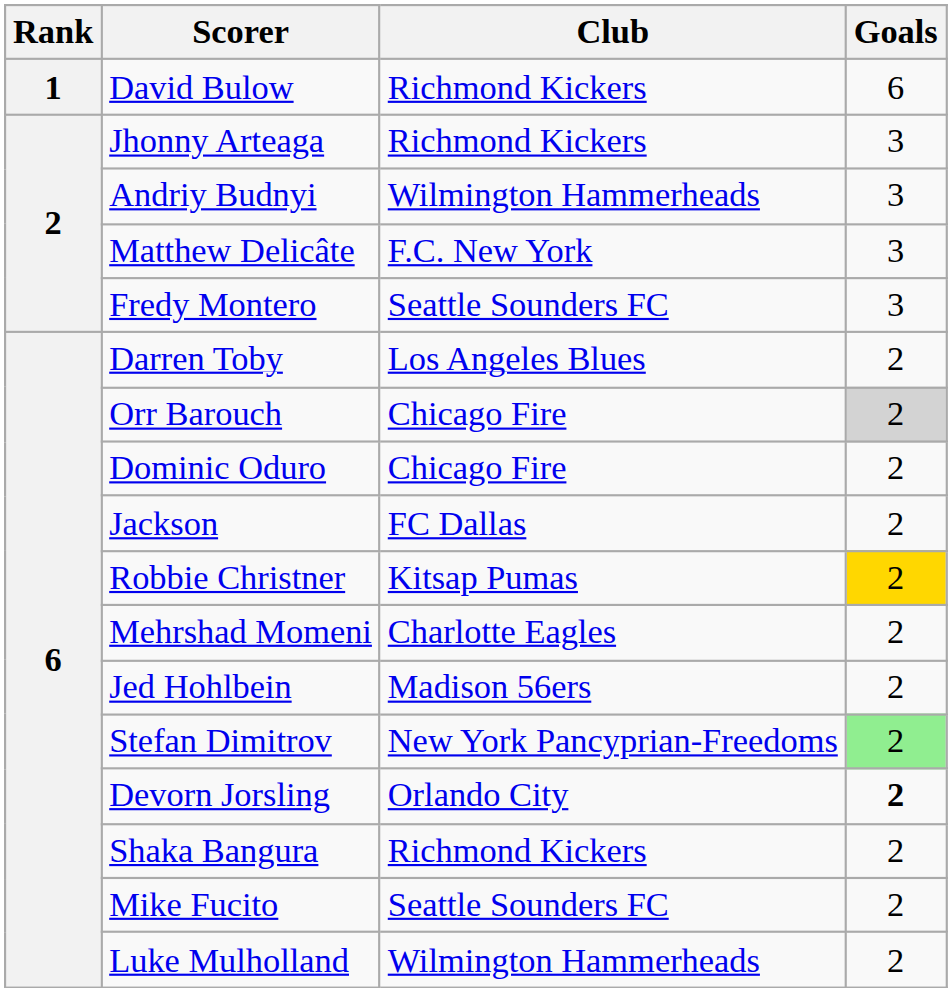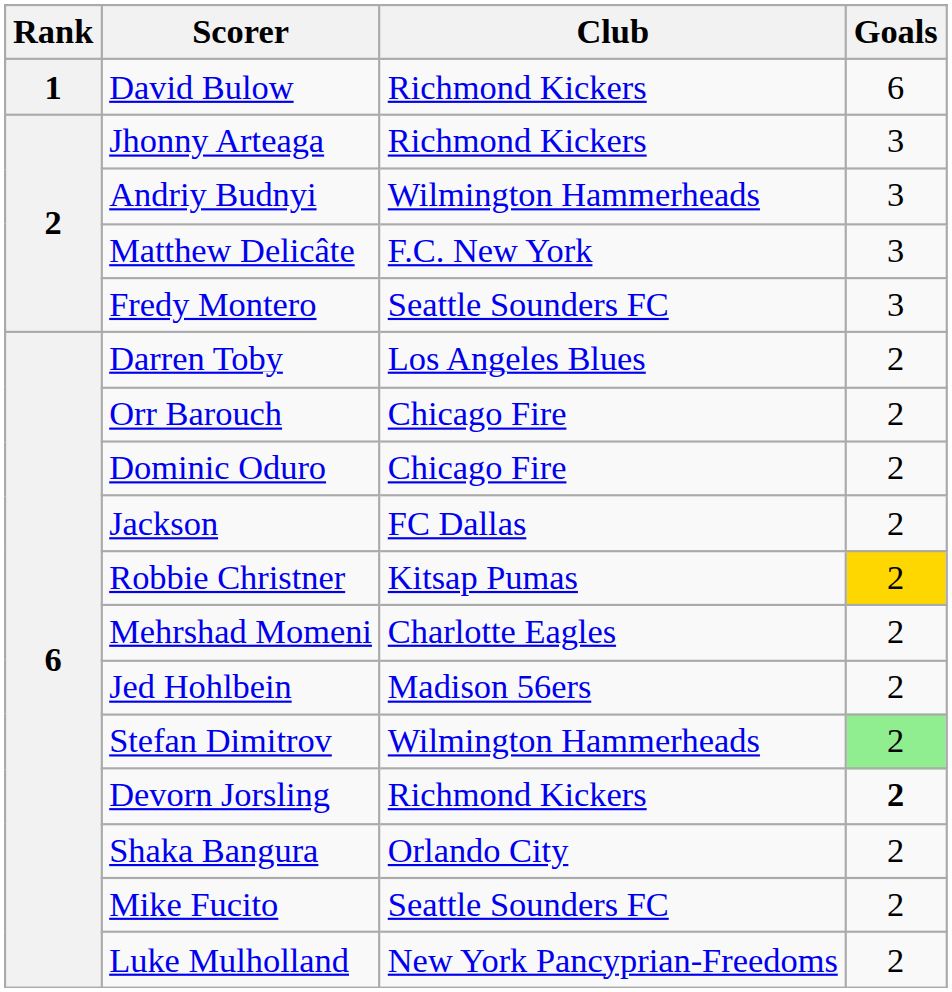(896, 413) lightgrey background -> (896, 413) no background
(613, 741) New York Pancyprian-Freedoms -> (574, 741) Wilmington Hammerheads
(478, 795) Orlando City -> (517, 795) Richmond Kickers
(517, 850) Richmond Kickers -> (478, 850) Orlando City
(574, 959) Wilmington Hammerheads -> (613, 959) New York Pancyprian-Freedoms
